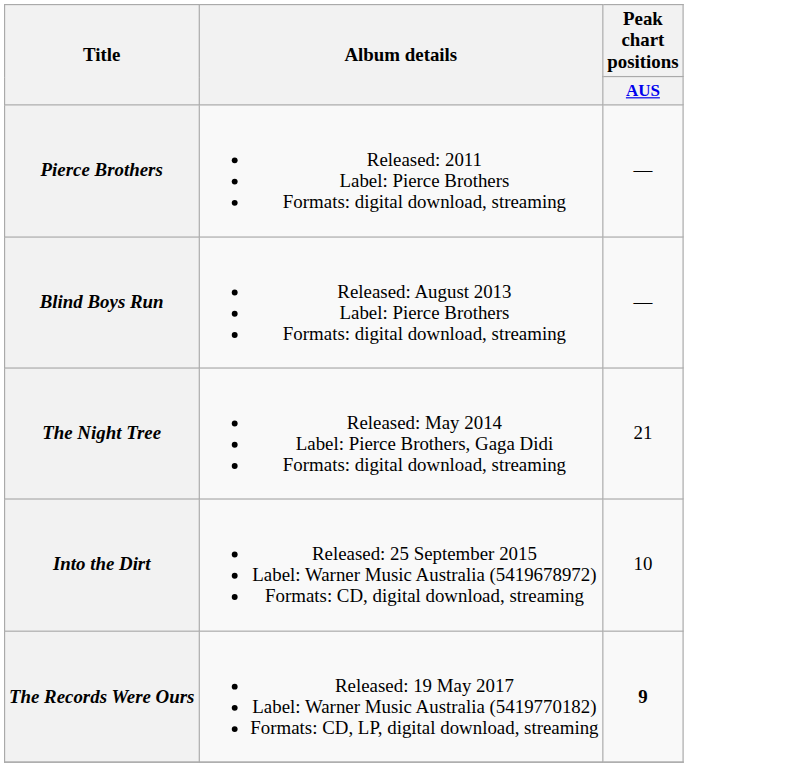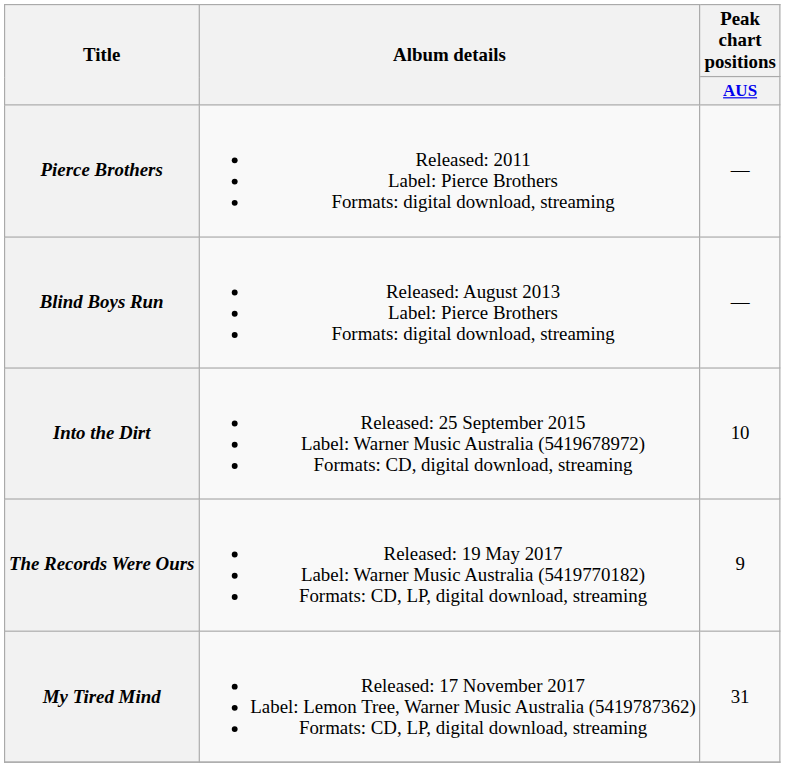- row: (102, 433)
(643, 696) bold -> (740, 564) normal
+ row: (102, 696)
